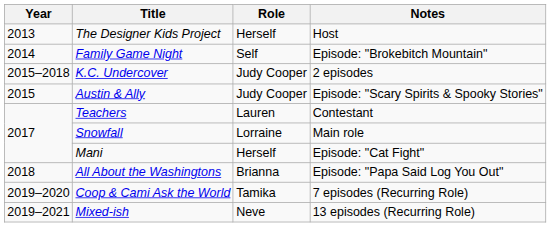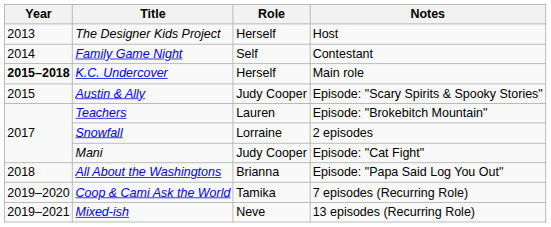(400, 53) Episode: "Brokebitch Mountain" -> (343, 53) Contestant
(39, 73) normal -> (39, 73) bold
(272, 73) Judy Cooper -> (256, 73) Herself
(343, 73) 2 episodes -> (338, 73) Main role
(343, 113) Contestant -> (400, 113) Episode: "Brokebitch Mountain"
(338, 133) Main role -> (343, 133) 2 episodes
(256, 152) Herself -> (272, 152) Judy Cooper
